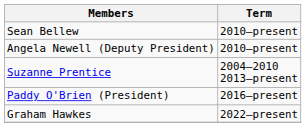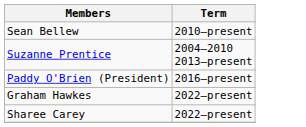- row: (111, 48)
+ row: (46, 114)
